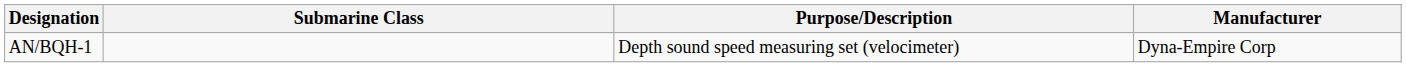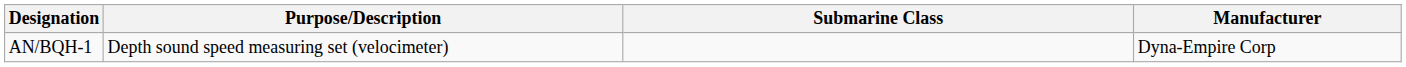columns swapped: (874, 18) <-> (359, 18)
